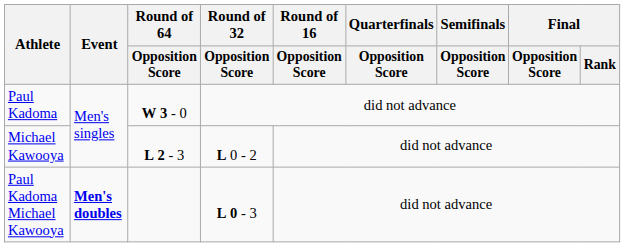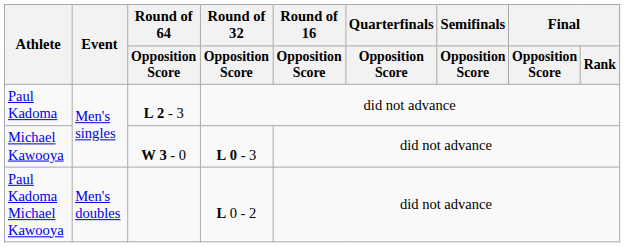(164, 114) W 3 - 0 -> (164, 114) L 2 - 3
(164, 155) L 2 - 3 -> (164, 155) W 3 - 0
(237, 155) L 0 - 2 -> (236, 155) L 0 - 3
(98, 204) bold -> (98, 204) normal
(237, 213) L 0 - 3 -> (236, 213) L 0 - 2
